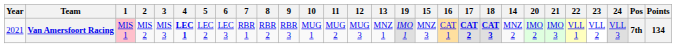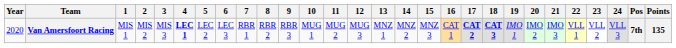columns swapped: (513, 11) <-> (405, 11)
(15, 30) 2021 -> (15, 30) 2020
(125, 30) pink background -> (125, 30) no background
(658, 30) 134 -> (658, 30) 135
